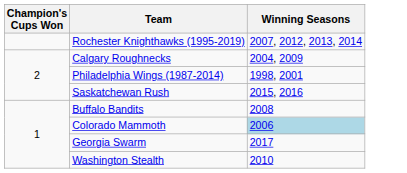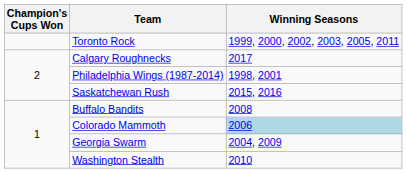+ row: (104, 42)
- row: (158, 42)
(276, 59) 2004, 2009 -> (240, 59) 2017
(262, 143) 2017 -> (255, 143) 2004, 2009
